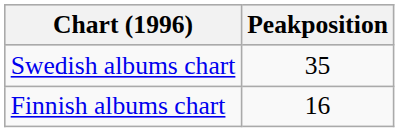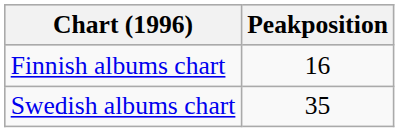rows swapped: (118, 106) <-> (123, 65)
